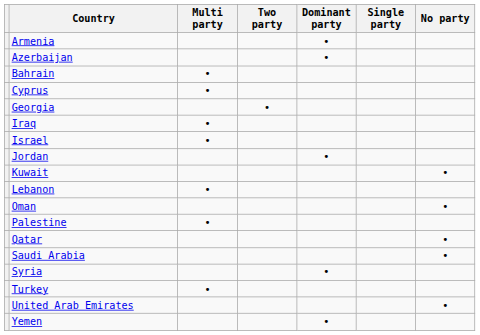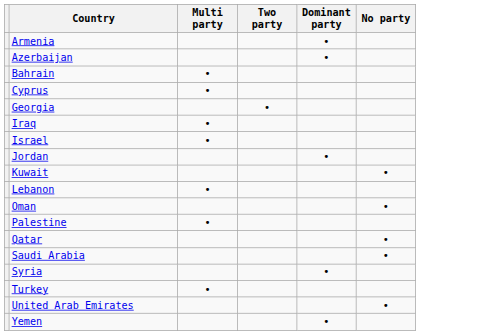- column: (386, 19)
